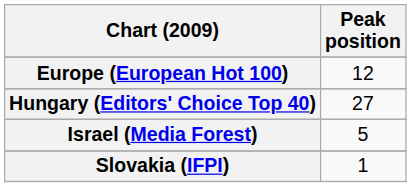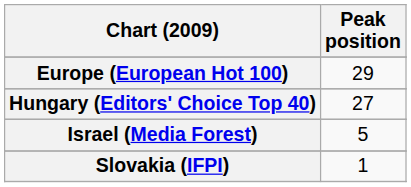(363, 72) 12 -> (363, 72) 29
